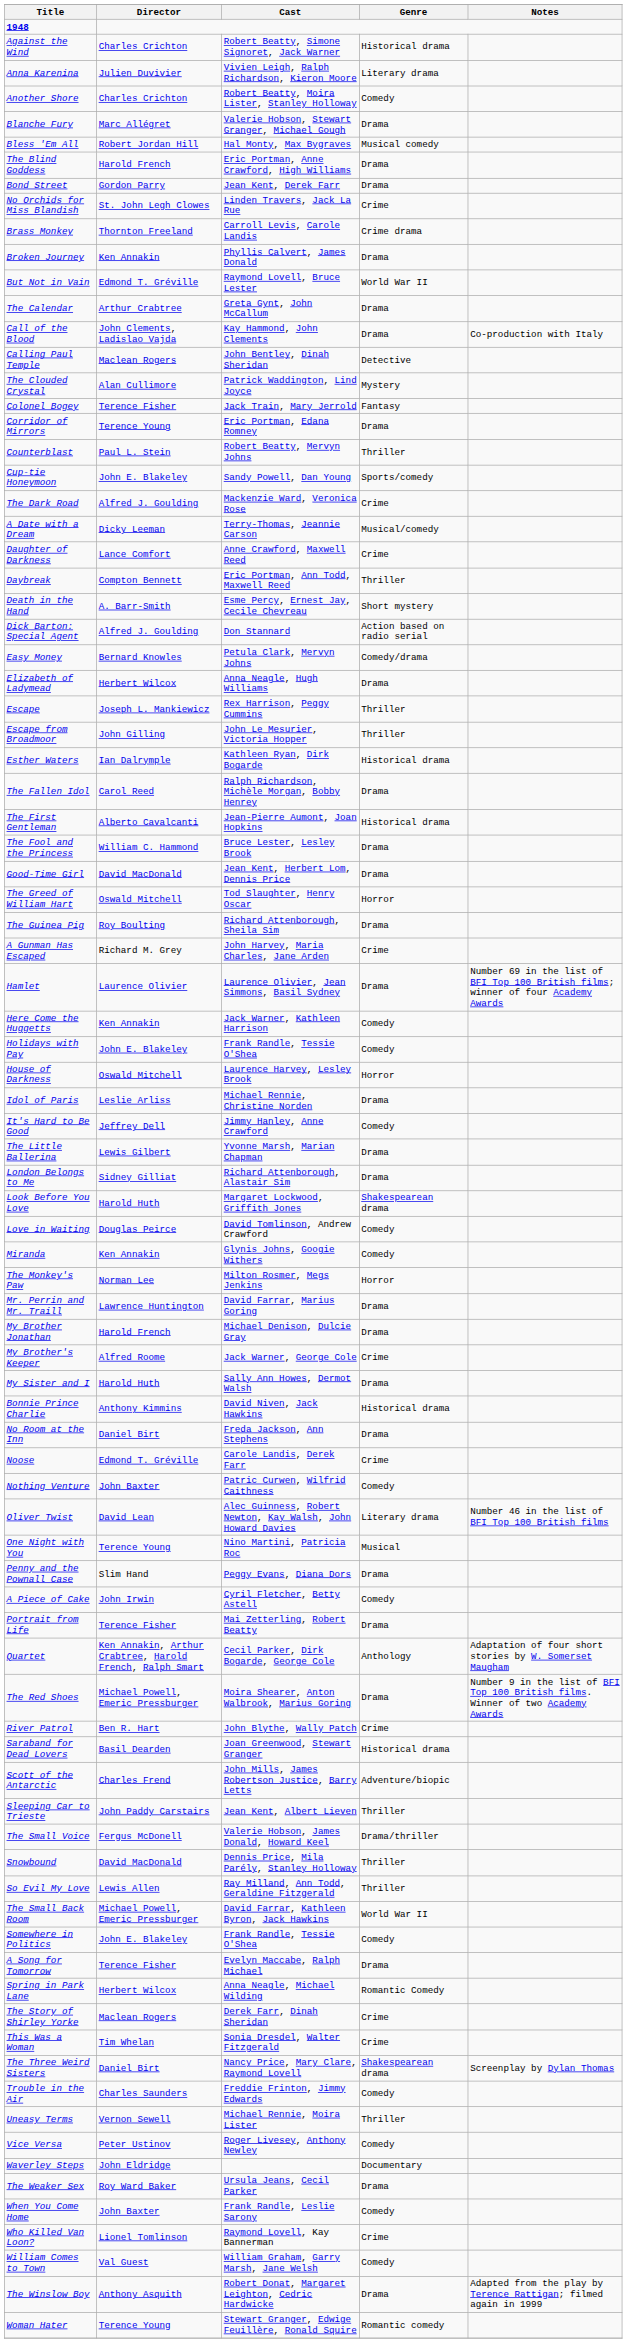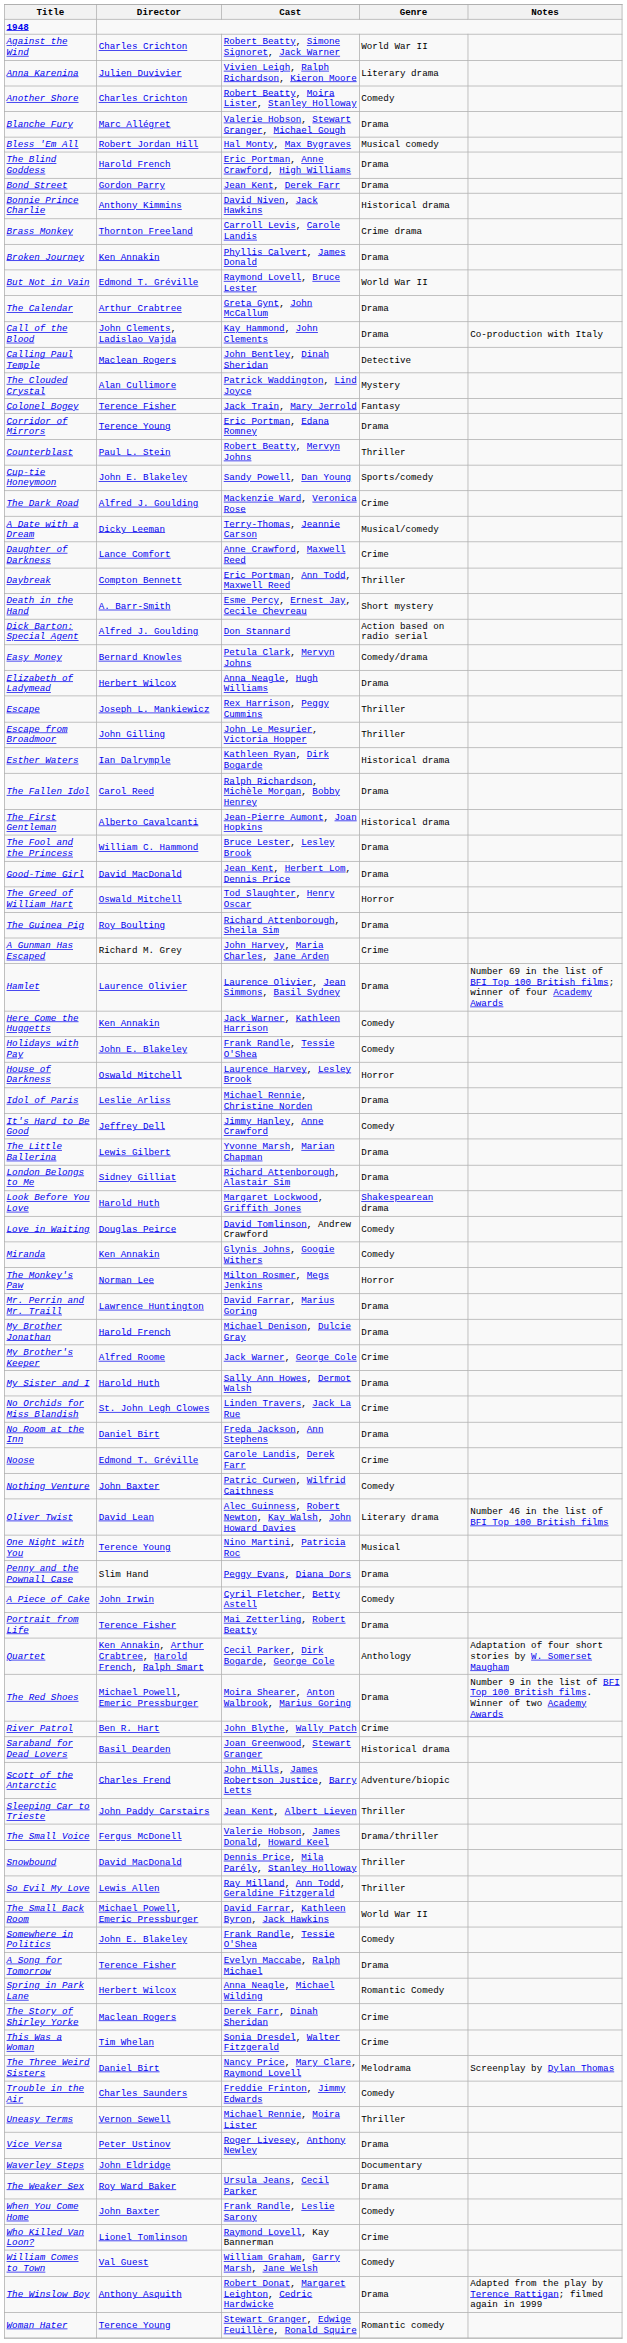(406, 47) Historical drama -> (394, 47) World War II
rows swapped: (43, 1409) <-> (45, 206)
(397, 2068) Shakespearean drama -> (386, 2068) Melodrama
(378, 2145) Comedy -> (375, 2145) Drama
